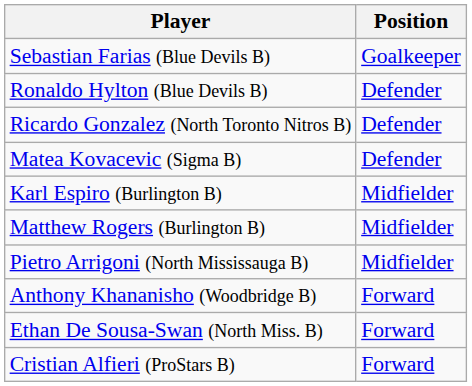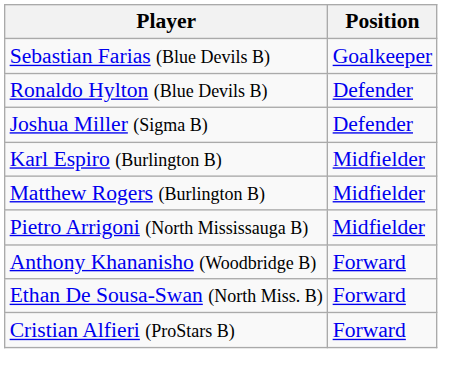- row: (180, 124)
- row: (125, 158)
+ row: (109, 124)
